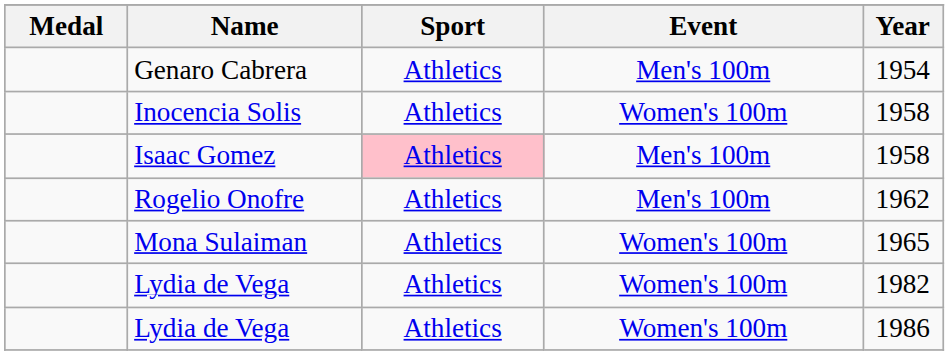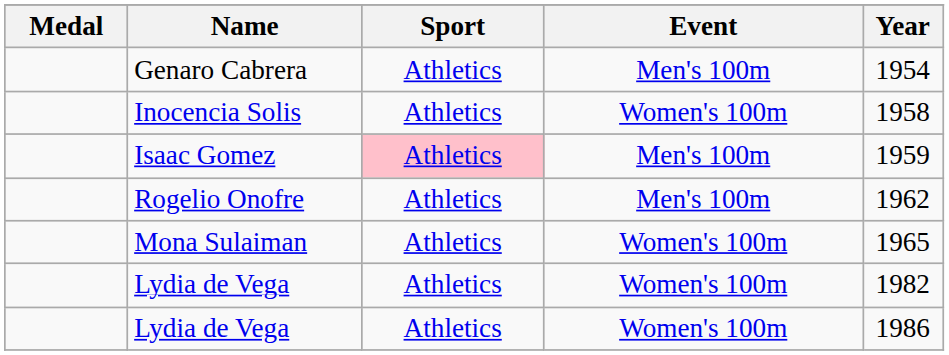(903, 155) 1958 -> (903, 155) 1959
